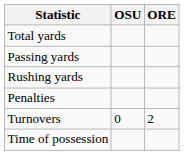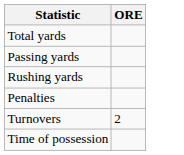- column: (128, 14)
